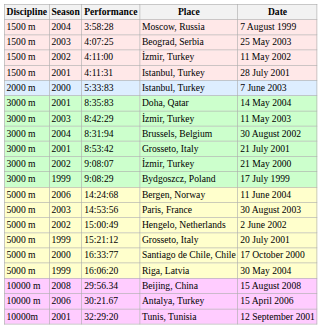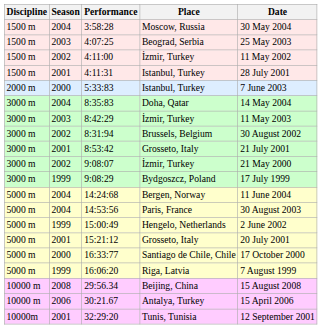(268, 27) 7 August 1999 -> (266, 27) 30 May 2004
(61, 103) 2001 -> (61, 103) 2004
(61, 133) 2004 -> (61, 133) 2002
(61, 194) 2006 -> (61, 194) 2004
(61, 210) 2003 -> (61, 210) 2004
(61, 225) 2002 -> (61, 225) 1999
(61, 240) 1999 -> (61, 240) 2001
(266, 270) 30 May 2004 -> (268, 270) 7 August 1999
